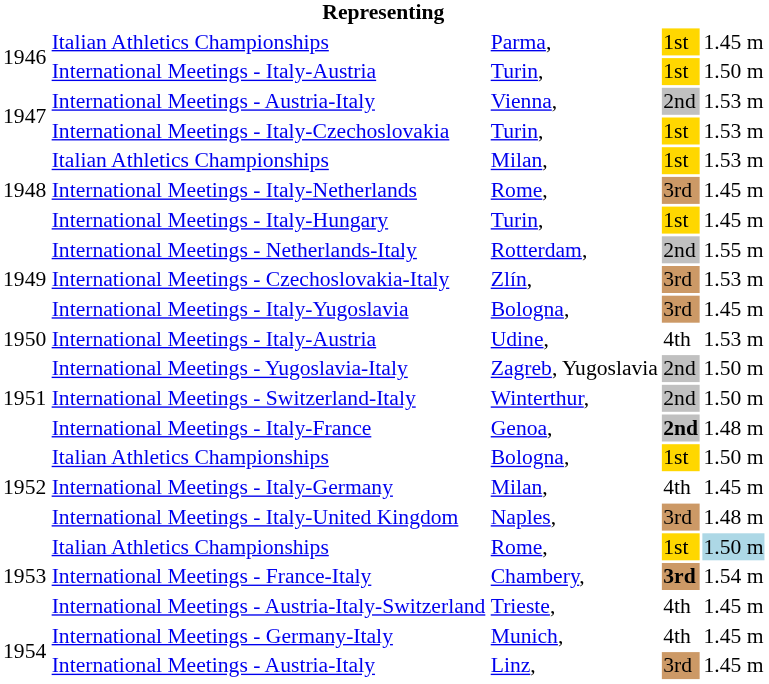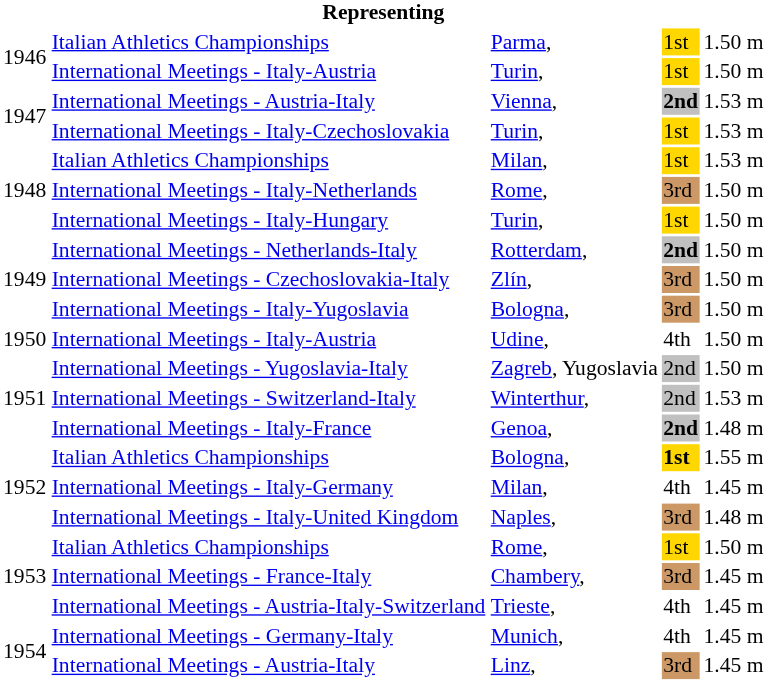(734, 41) 1.45 m -> (734, 41) 1.50 m
(679, 101) normal -> (681, 101) bold
(734, 190) 1.45 m -> (734, 190) 1.50 m
(734, 219) 1.45 m -> (734, 219) 1.50 m
(679, 249) normal -> (681, 249) bold
(734, 249) 1.55 m -> (734, 249) 1.50 m
(734, 279) 1.53 m -> (734, 279) 1.50 m
(734, 309) 1.45 m -> (734, 309) 1.50 m
(734, 338) 1.53 m -> (734, 338) 1.50 m
(734, 398) 1.50 m -> (734, 398) 1.53 m
(676, 457) normal -> (676, 457) bold
(734, 457) 1.50 m -> (734, 457) 1.55 m
(734, 546) lightblue background -> (734, 546) no background
(679, 576) bold -> (678, 576) normal
(734, 576) 1.54 m -> (734, 576) 1.45 m
